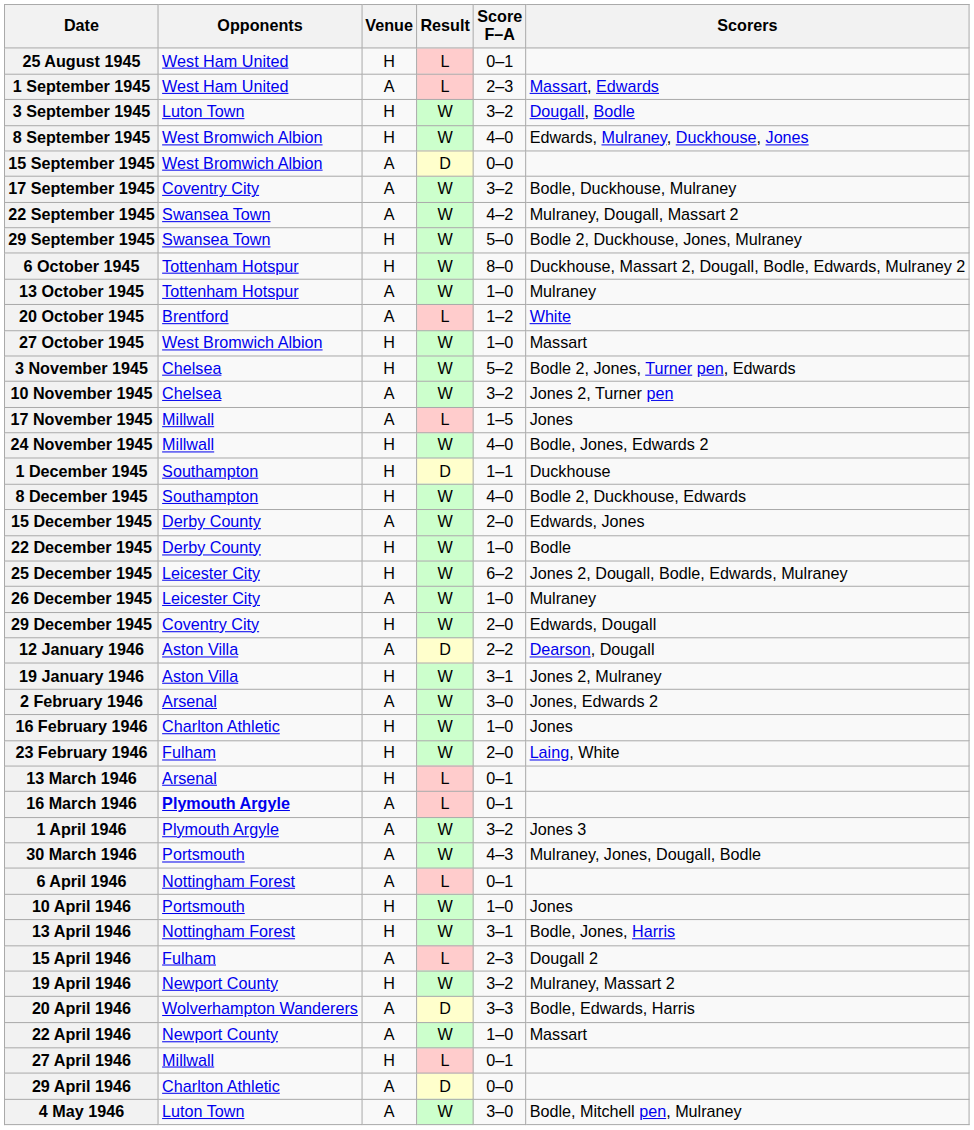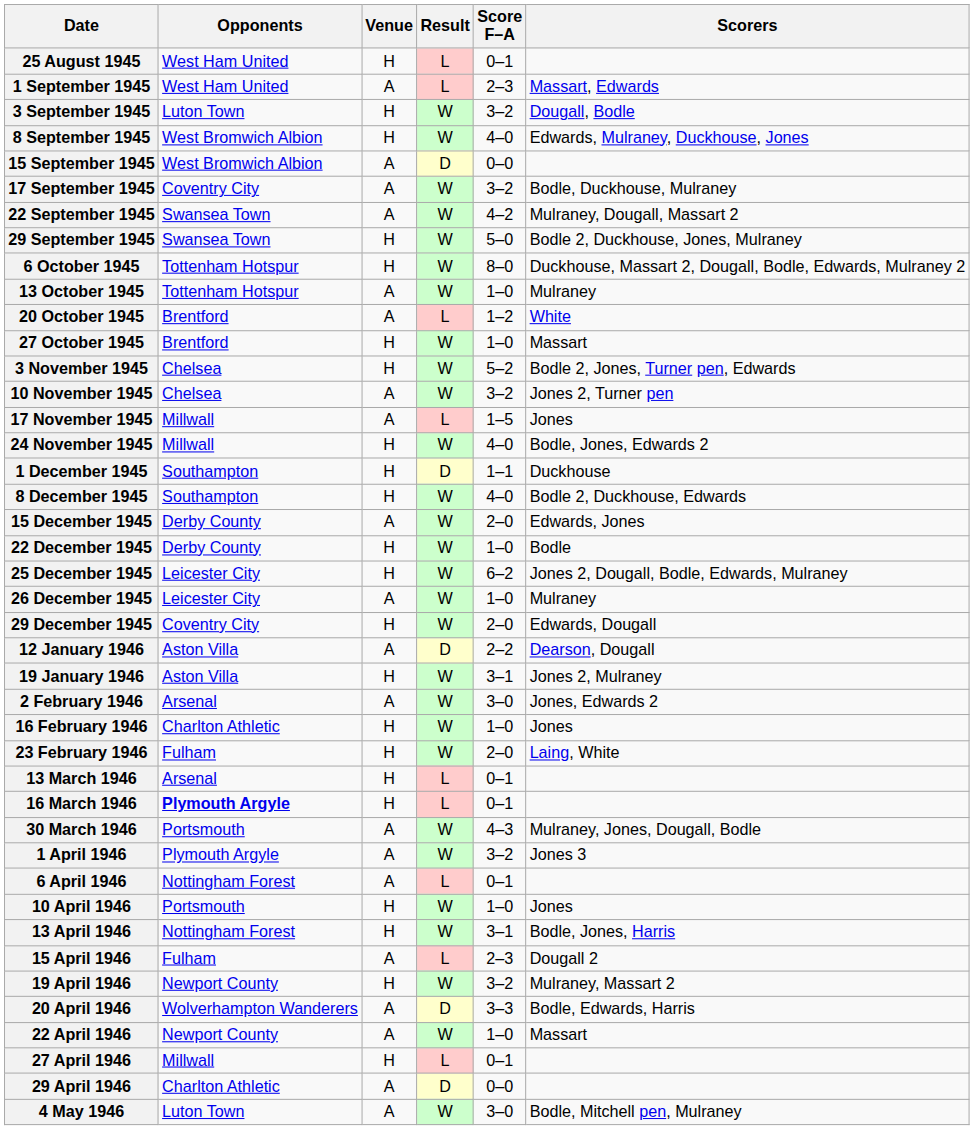(242, 343) West Bromwich Albion -> (195, 343) Brentford
(389, 804) A -> (389, 804) H
rows swapped: (81, 855) <-> (81, 829)
